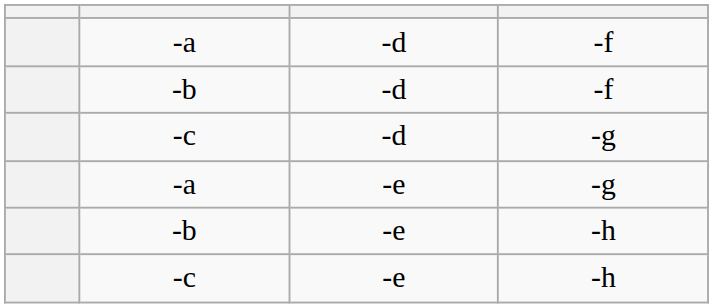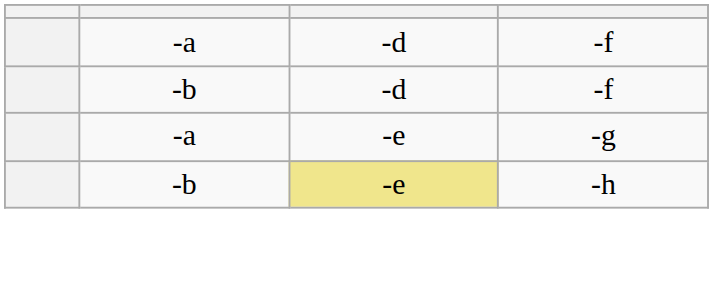- row: (184, 136)
(394, 230) no background -> (394, 183) khaki background
- row: (184, 277)
